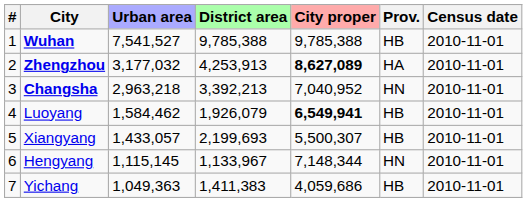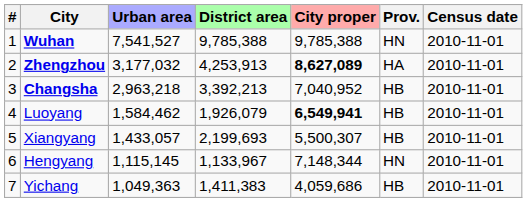(394, 41) HB -> (394, 41) HN
(394, 89) HN -> (394, 89) HB
